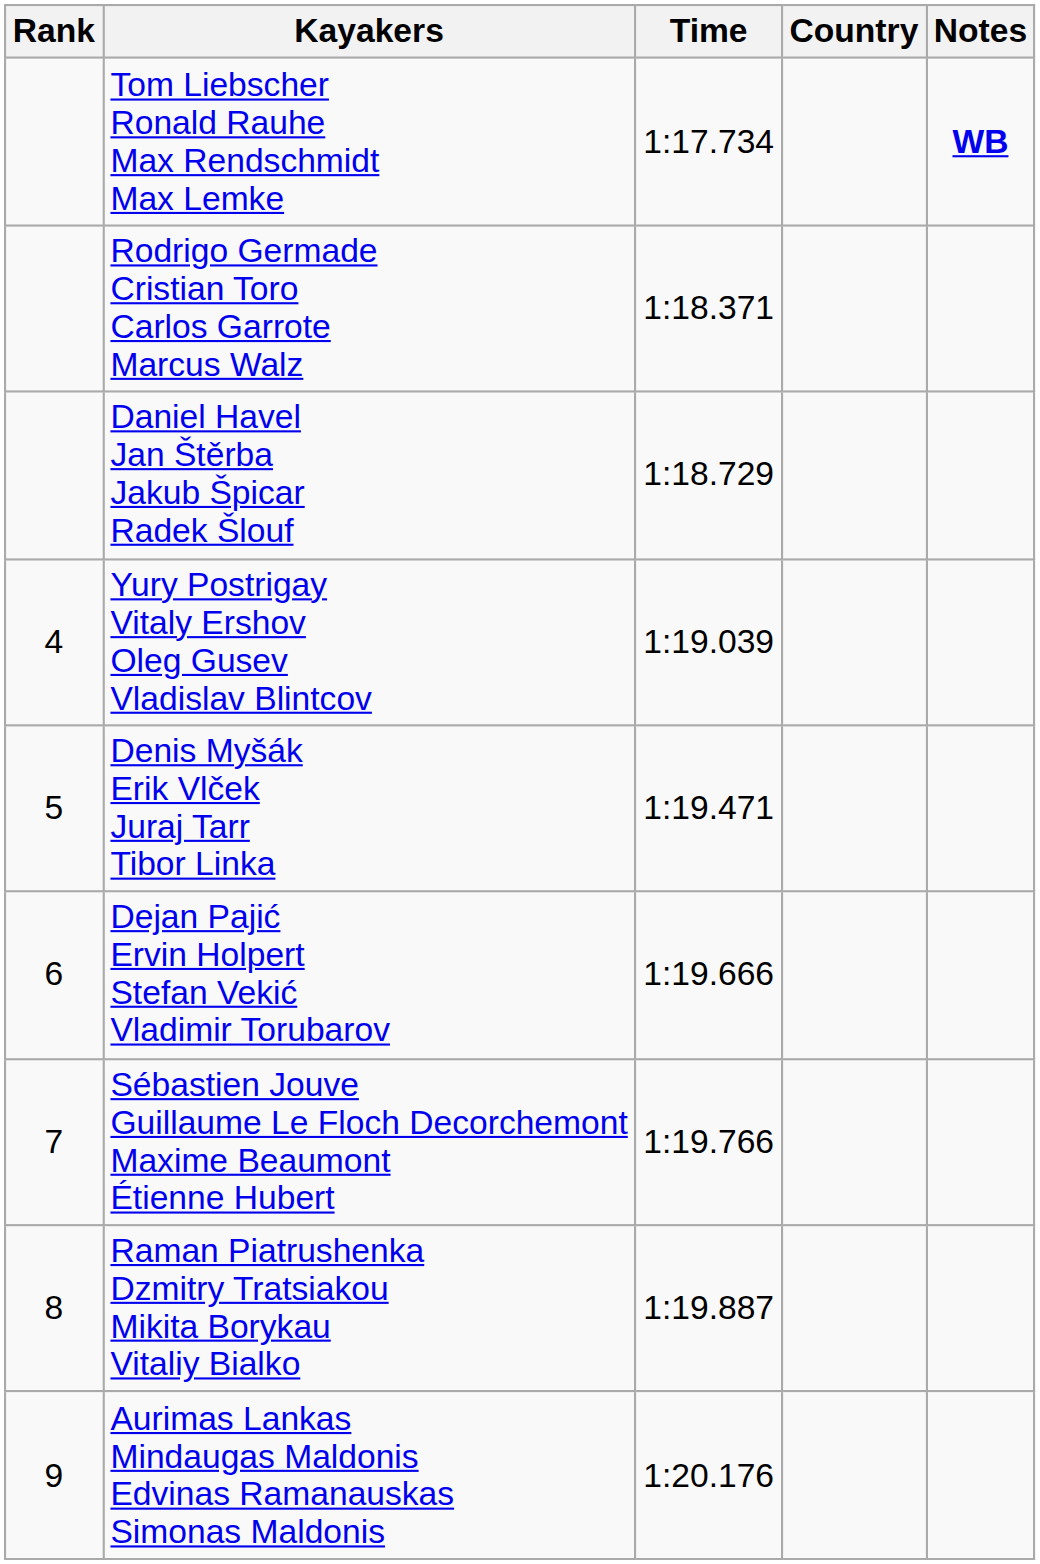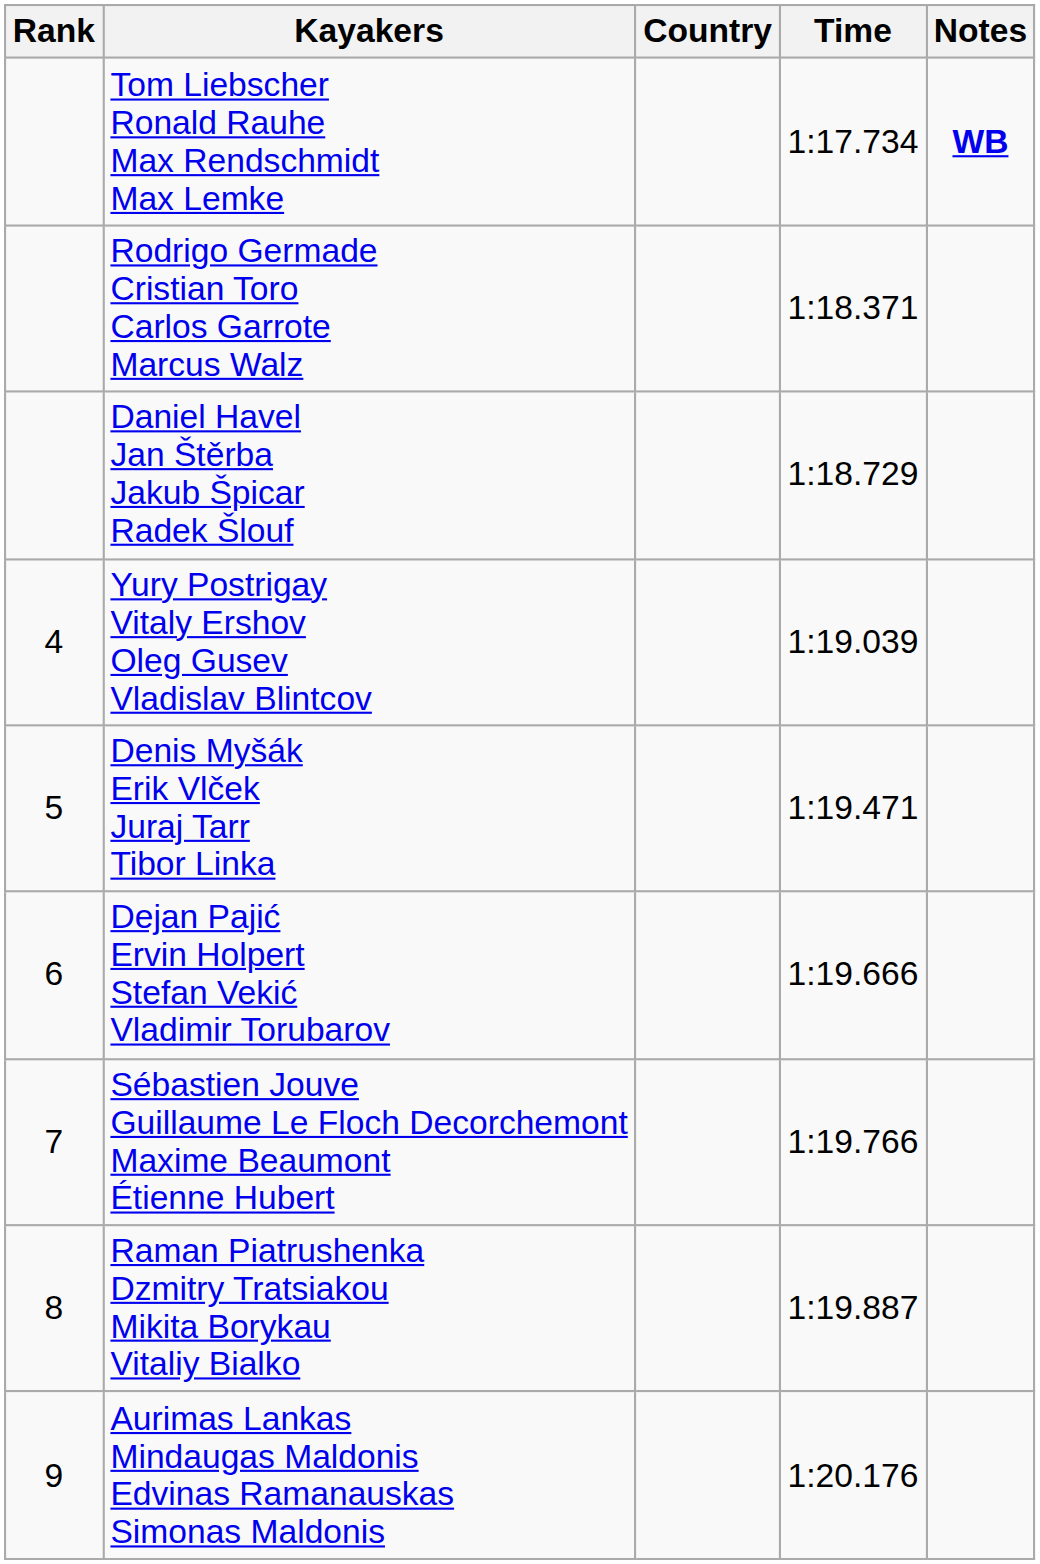columns swapped: (854, 31) <-> (709, 31)
